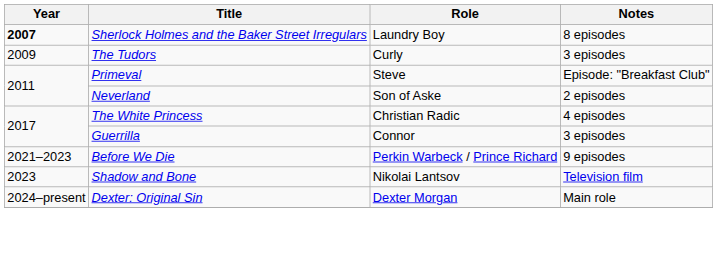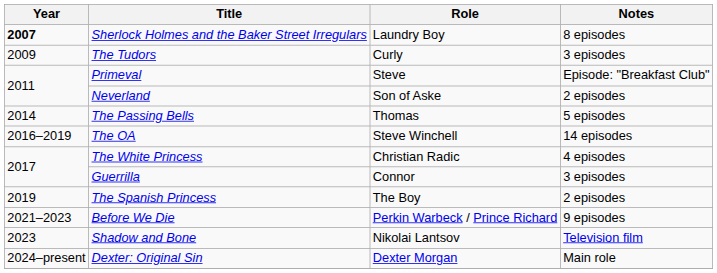+ row: (143, 116)
+ row: (114, 136)
+ row: (154, 197)
